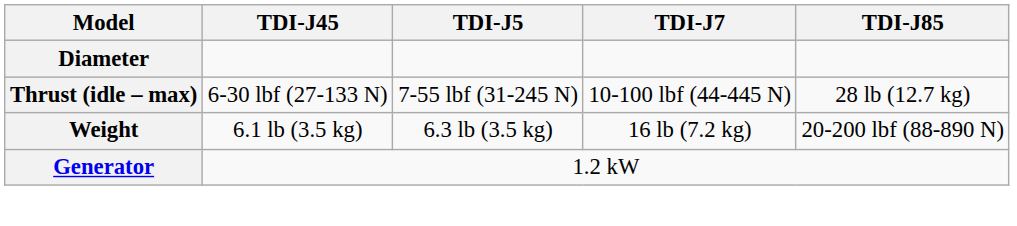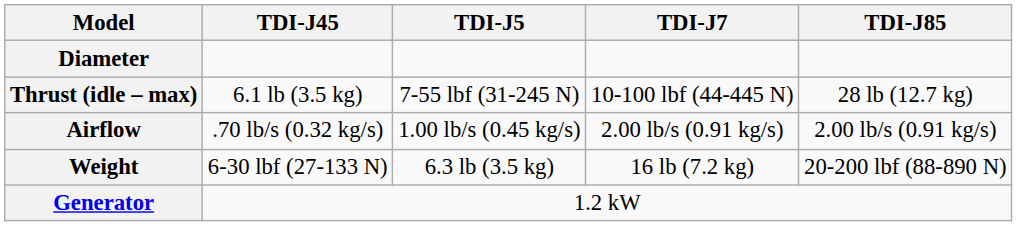(298, 94) 6-30 lbf (27-133 N) -> (298, 94) 6.1 lb (3.5 kg)
+ row: (104, 130)
(298, 130) 6.1 lb (3.5 kg) -> (298, 166) 6-30 lbf (27-133 N)
